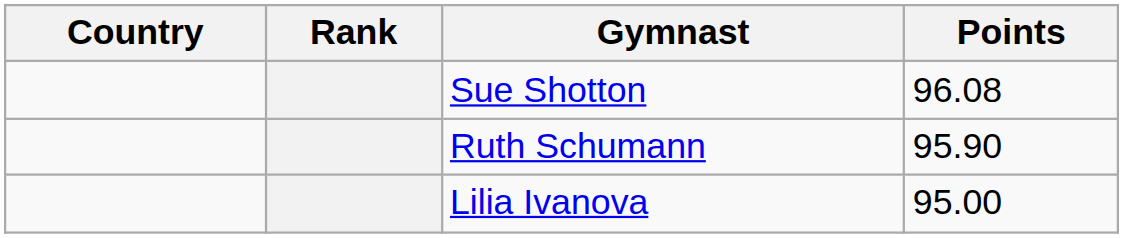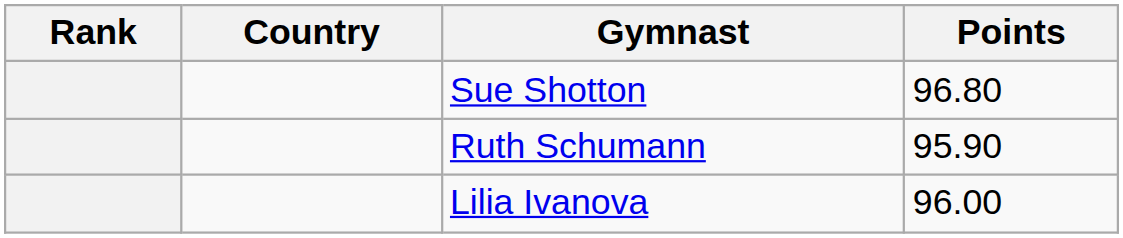columns swapped: (354, 32) <-> (135, 32)
(957, 89) 96.08 -> (957, 89) 96.80
(957, 202) 95.00 -> (957, 202) 96.00
